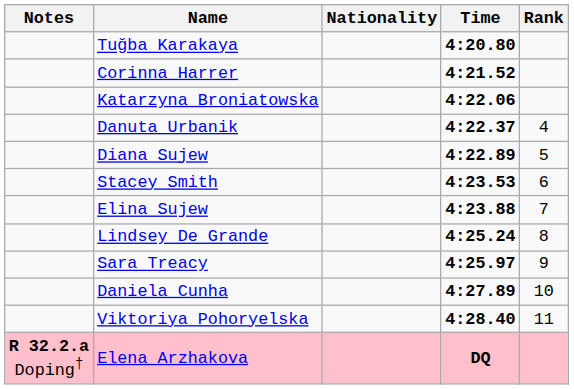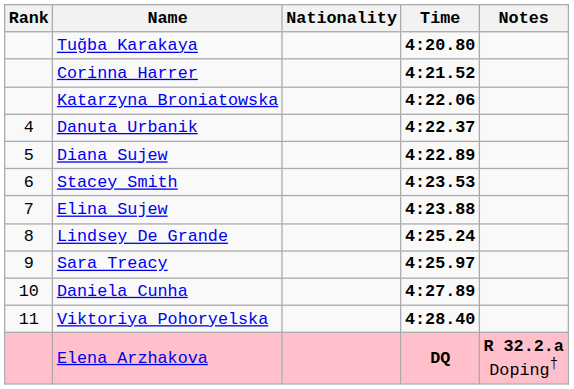columns swapped: (544, 18) <-> (49, 18)
